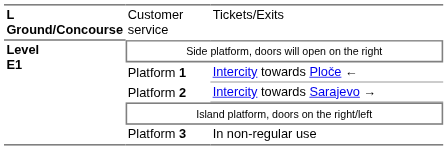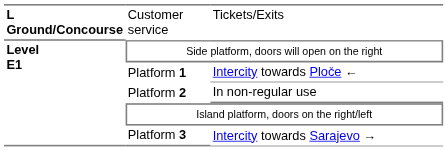(294, 92) Intercity towards Sarajevo → -> (265, 92) In non-regular use
(265, 134) In non-regular use -> (294, 135) Intercity towards Sarajevo →
